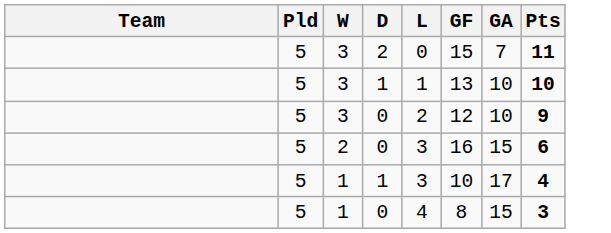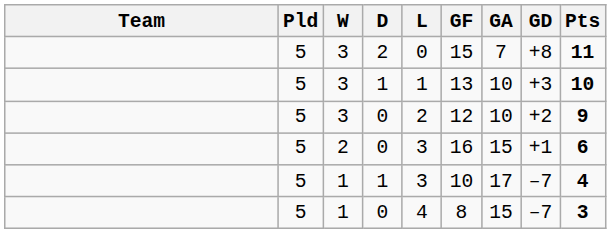+ column: (541, 21)
